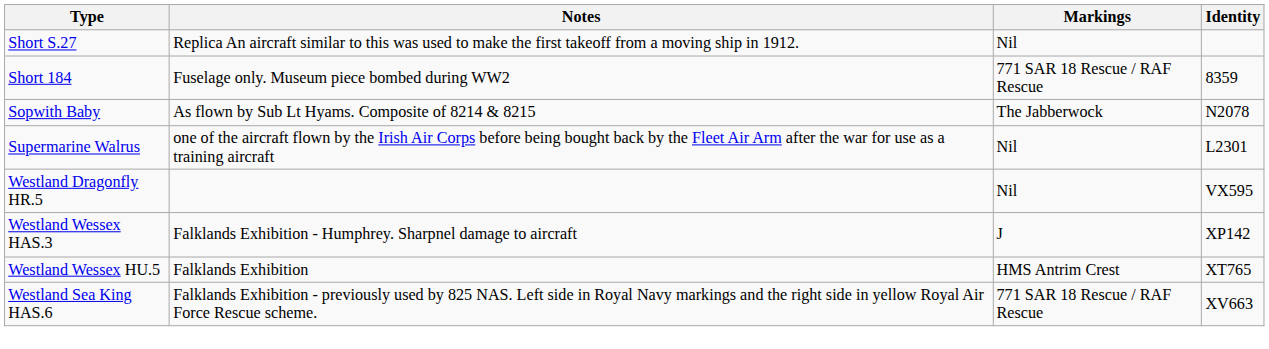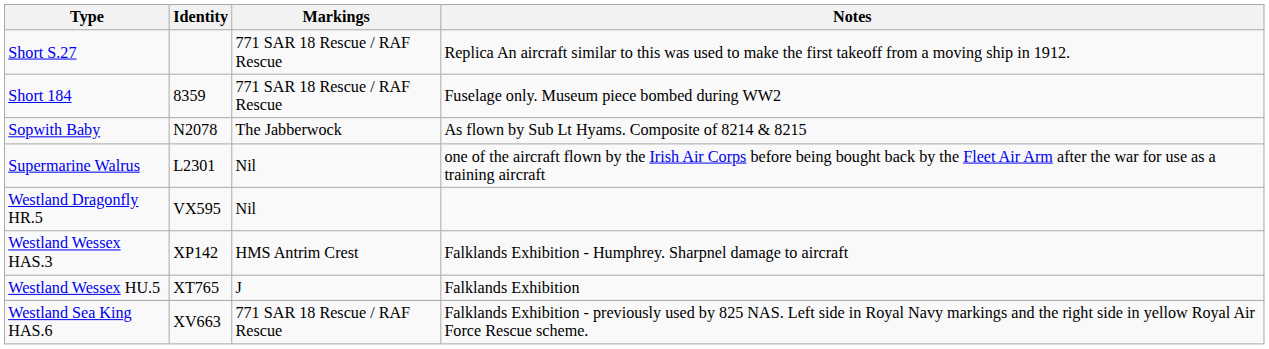columns swapped: (1233, 17) <-> (581, 17)
(1007, 42) Nil -> (323, 52) 771 SAR 18 Rescue / RAF Rescue
(1000, 234) J -> (297, 252) HMS Antrim Crest
(1058, 269) HMS Antrim Crest -> (239, 287) J
